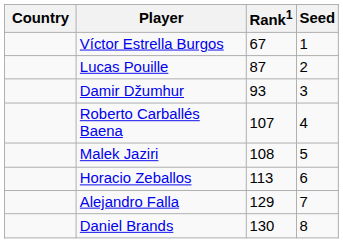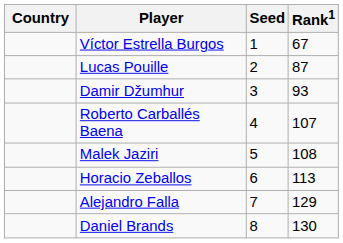columns swapped: (271, 18) <-> (317, 18)
